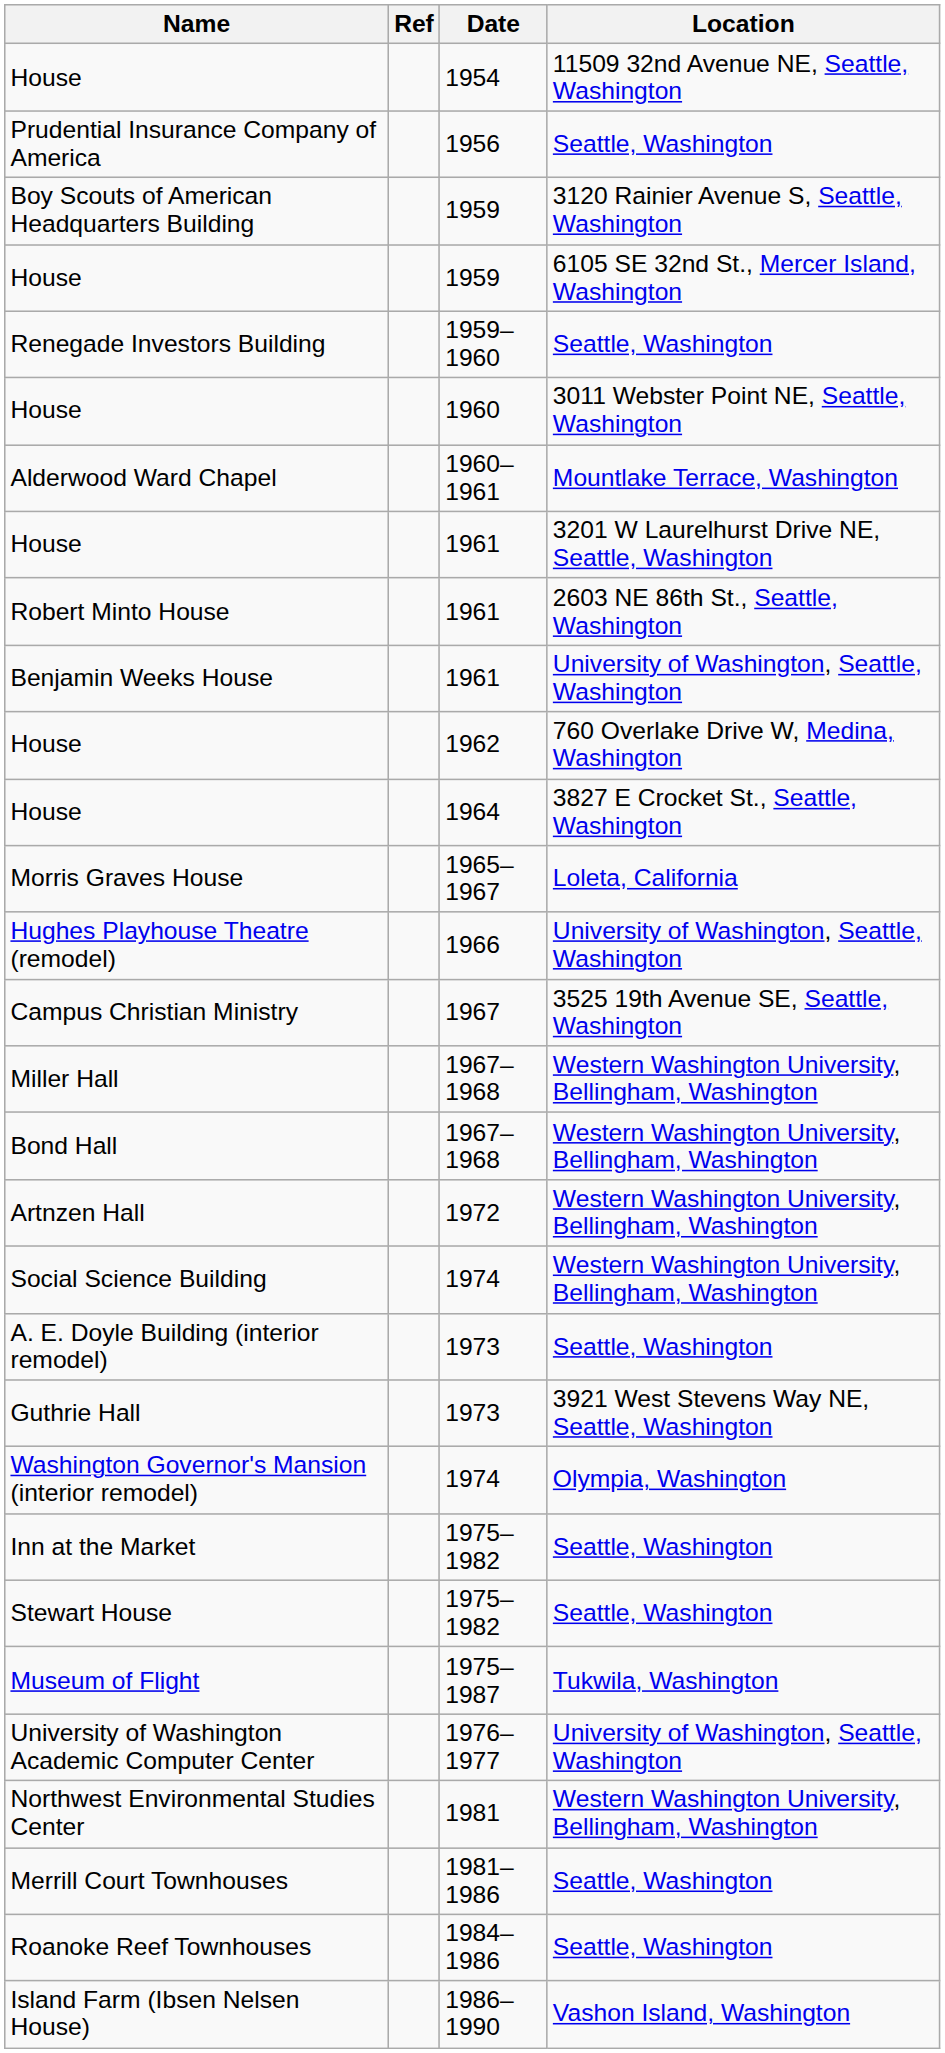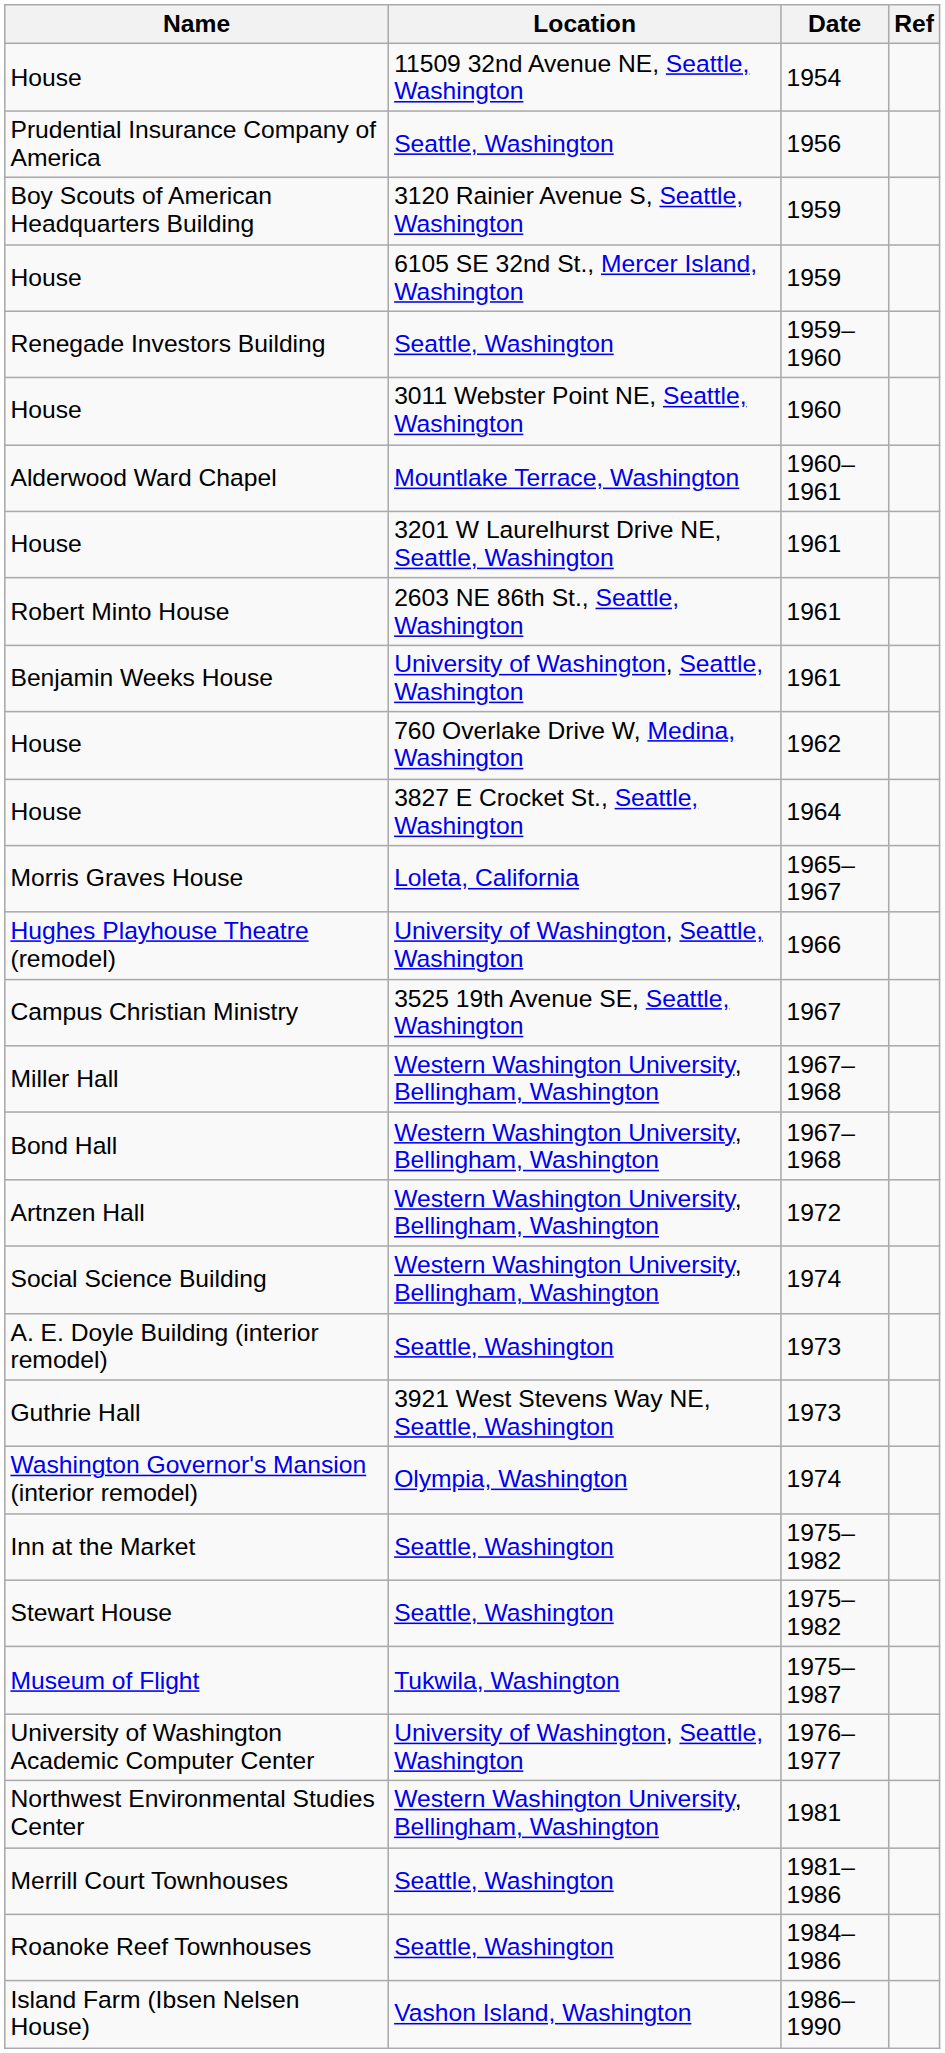columns swapped: (743, 24) <-> (414, 24)
